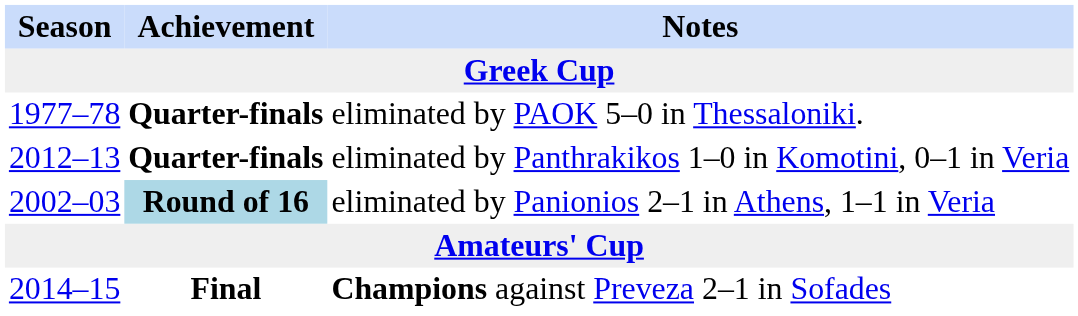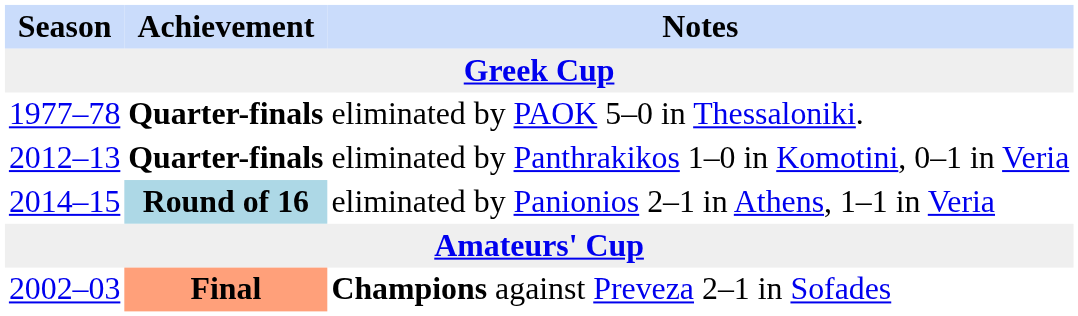(65, 201) 2002–03 -> (65, 201) 2014–15
(65, 288) 2014–15 -> (65, 288) 2002–03
(226, 288) no background -> (226, 288) lightsalmon background
